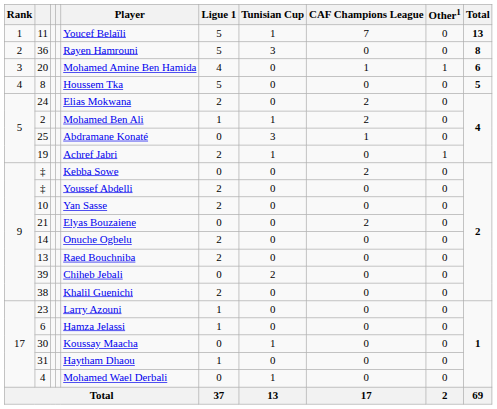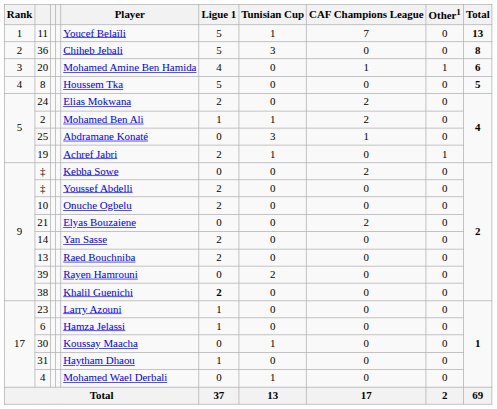(101, 50) Rayen Hamrouni -> (93, 50) Chiheb Jebali
(85, 205) Yan Sasse -> (97, 205) Onuche Ogbelu
(97, 240) Onuche Ogbelu -> (85, 240) Yan Sasse
(93, 274) Chiheb Jebali -> (101, 274) Rayen Hamrouni
(219, 292) normal -> (219, 292) bold
